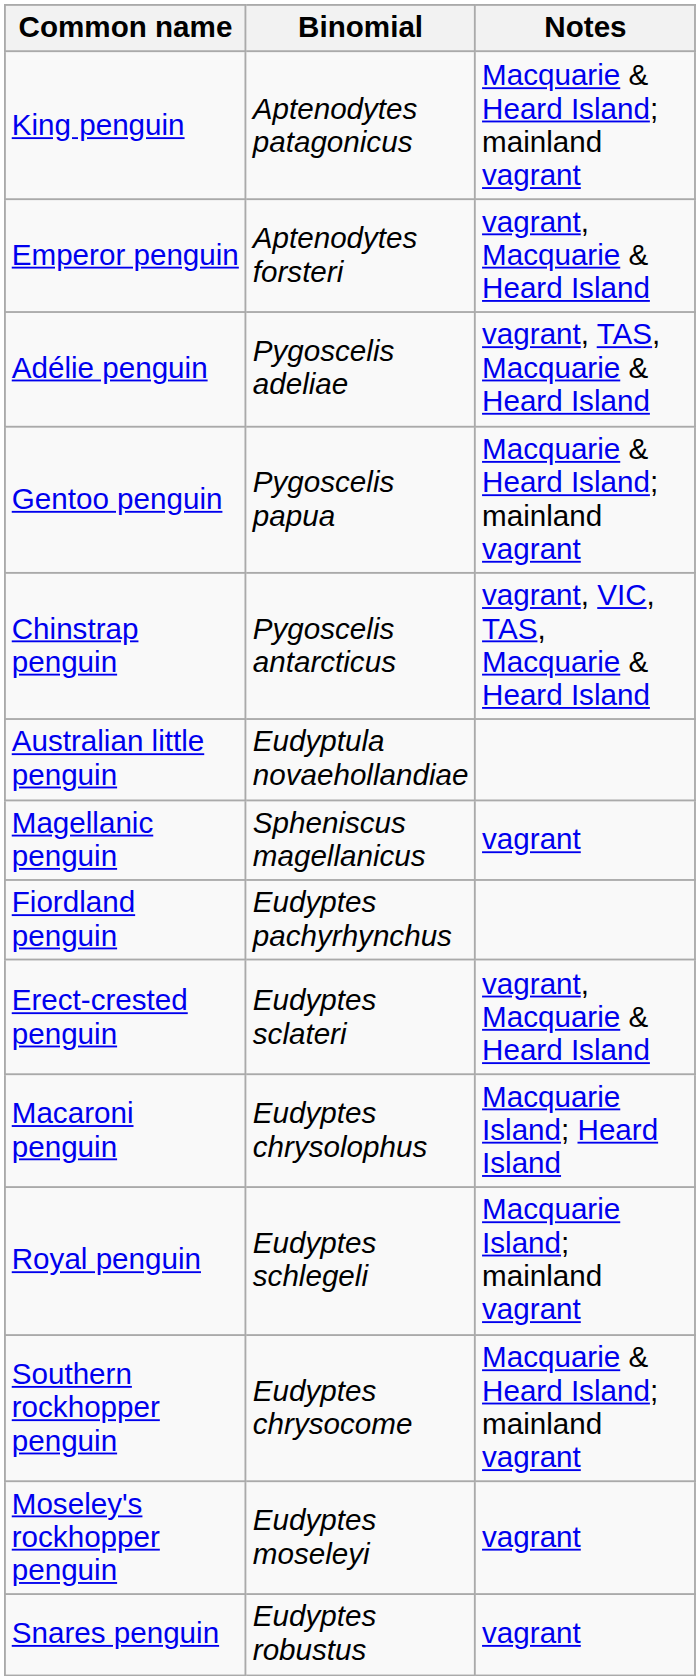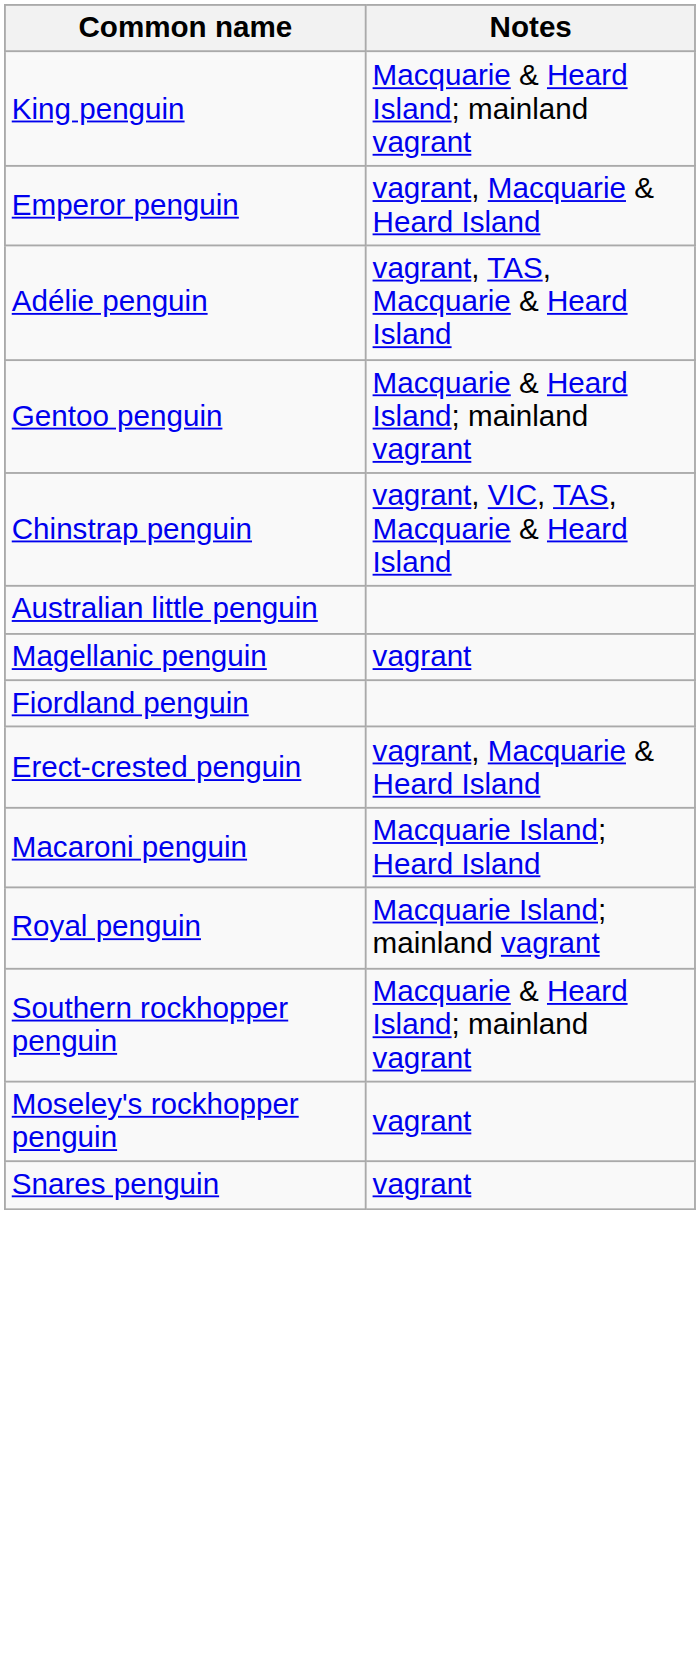- column: (361, 27)
